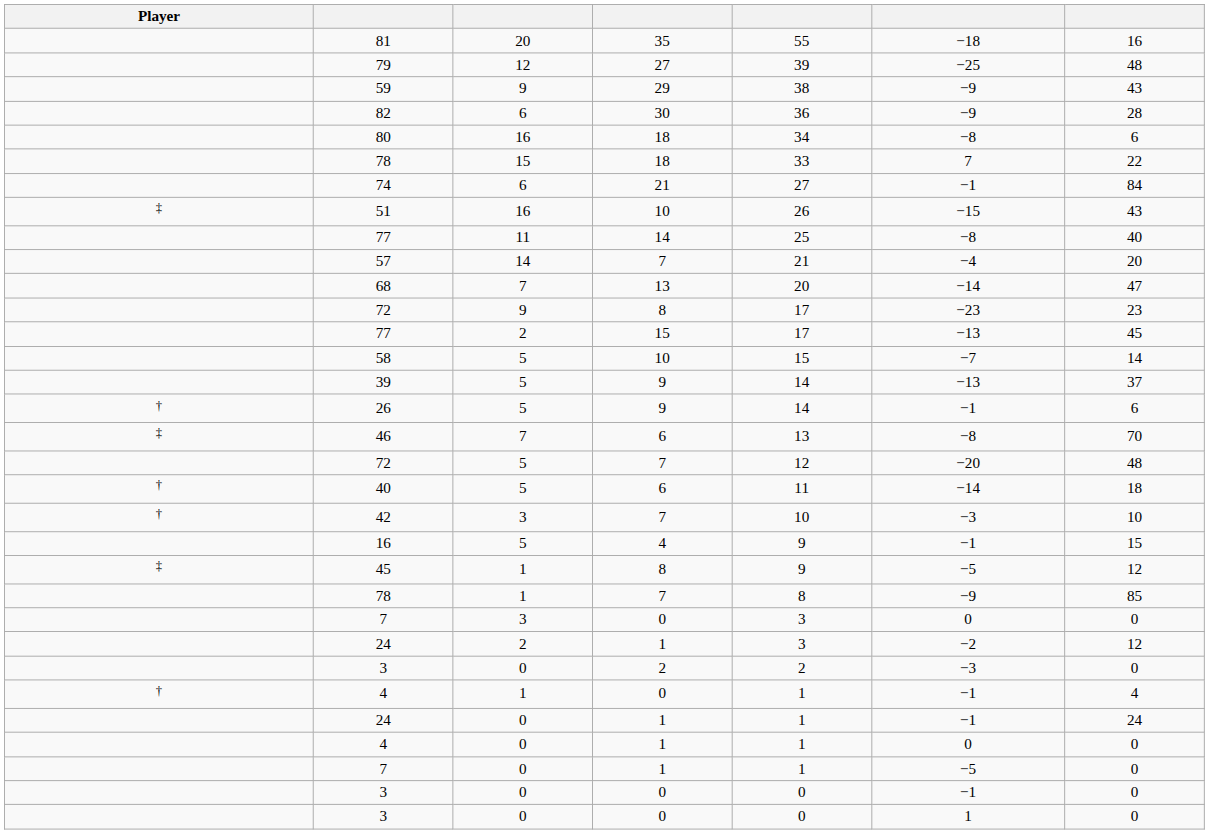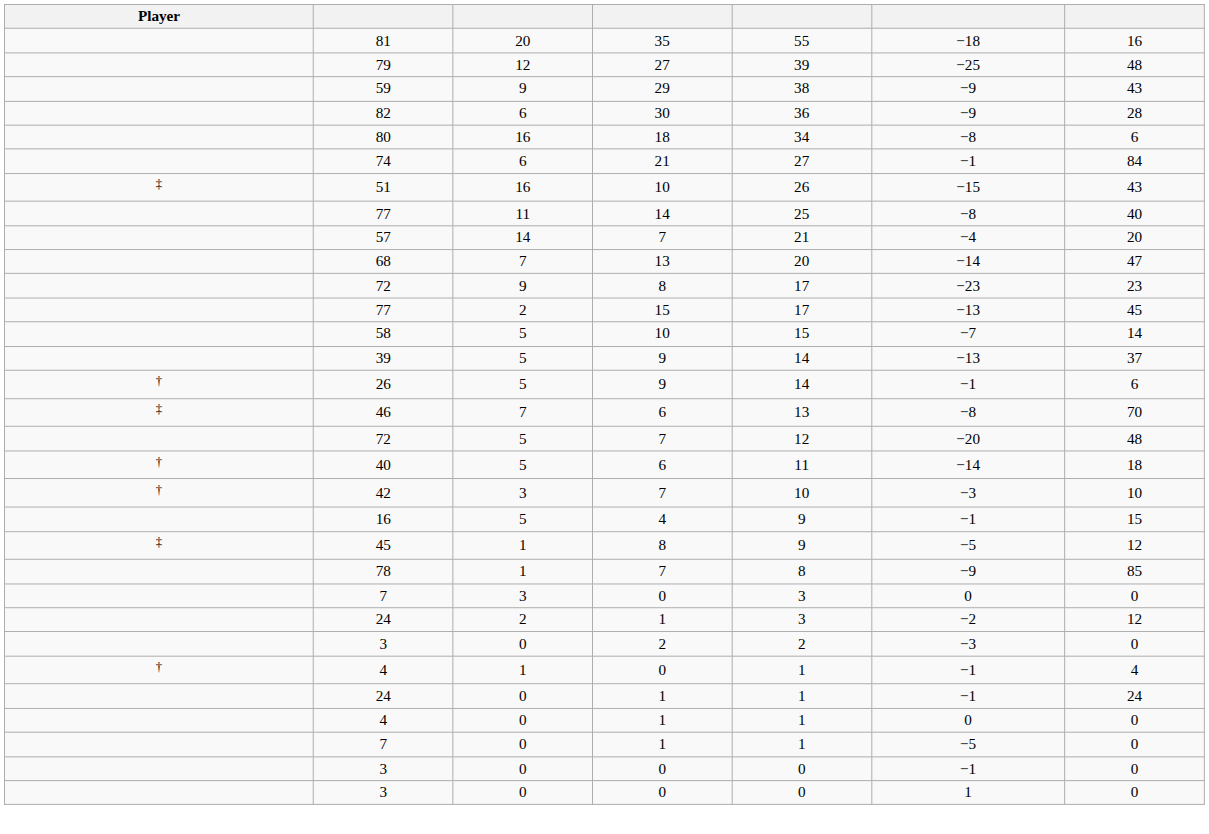- row: (383, 161)
